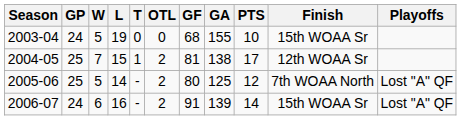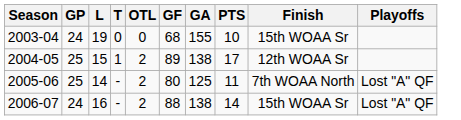- column: (98, 15)
(192, 59) 81 -> (172, 59) 89
(251, 81) 12 -> (232, 81) 11
(192, 103) 91 -> (172, 103) 88
(220, 103) 139 -> (200, 103) 138
